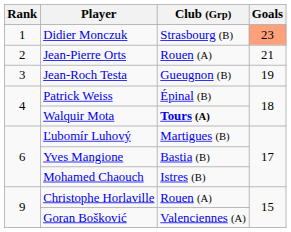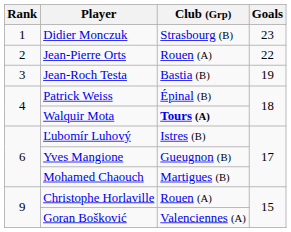(267, 34) lightsalmon background -> (267, 34) no background
(267, 55) 21 -> (267, 55) 22
(196, 75) Gueugnon (B) -> (185, 75) Bastia (B)
(195, 136) Martigues (B) -> (183, 136) Istres (B)
(185, 156) Bastia (B) -> (196, 156) Gueugnon (B)
(183, 177) Istres (B) -> (195, 177) Martigues (B)
